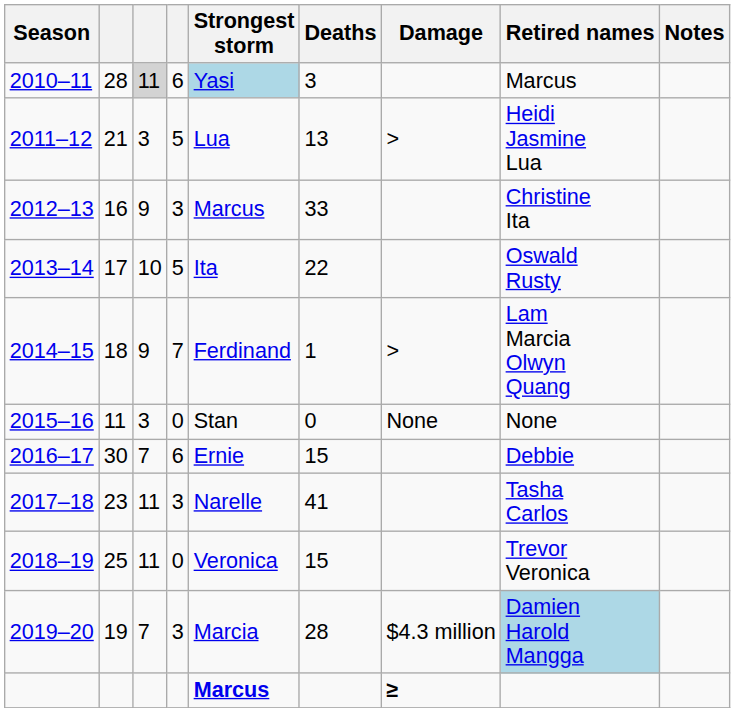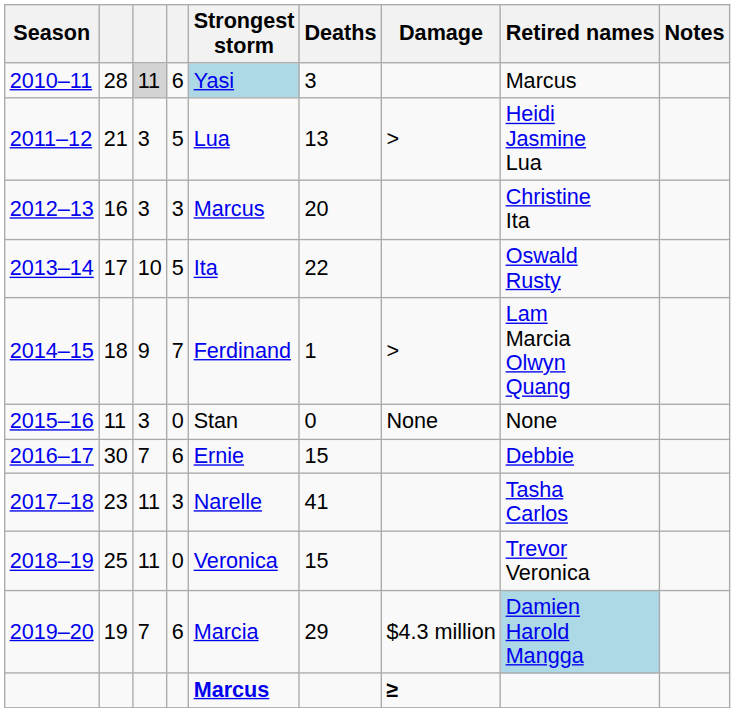(144, 209) 9 -> (144, 209) 3
(316, 209) 33 -> (316, 209) 20
(178, 631) 3 -> (178, 631) 6
(316, 631) 28 -> (316, 631) 29
